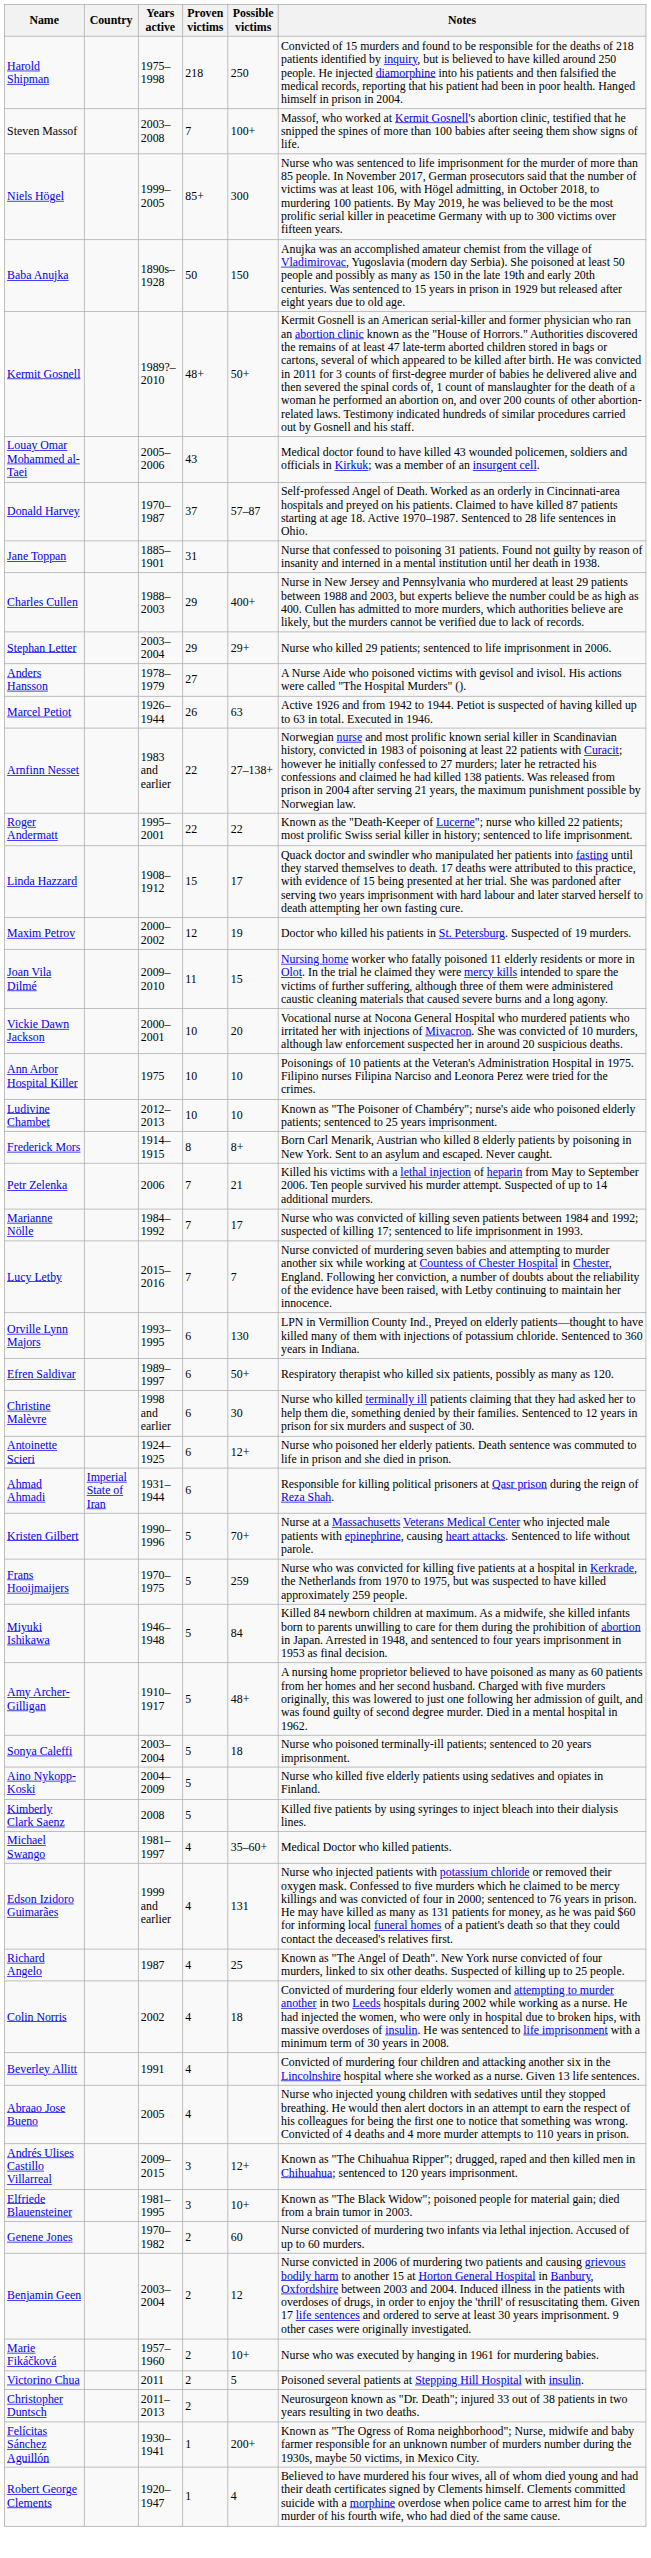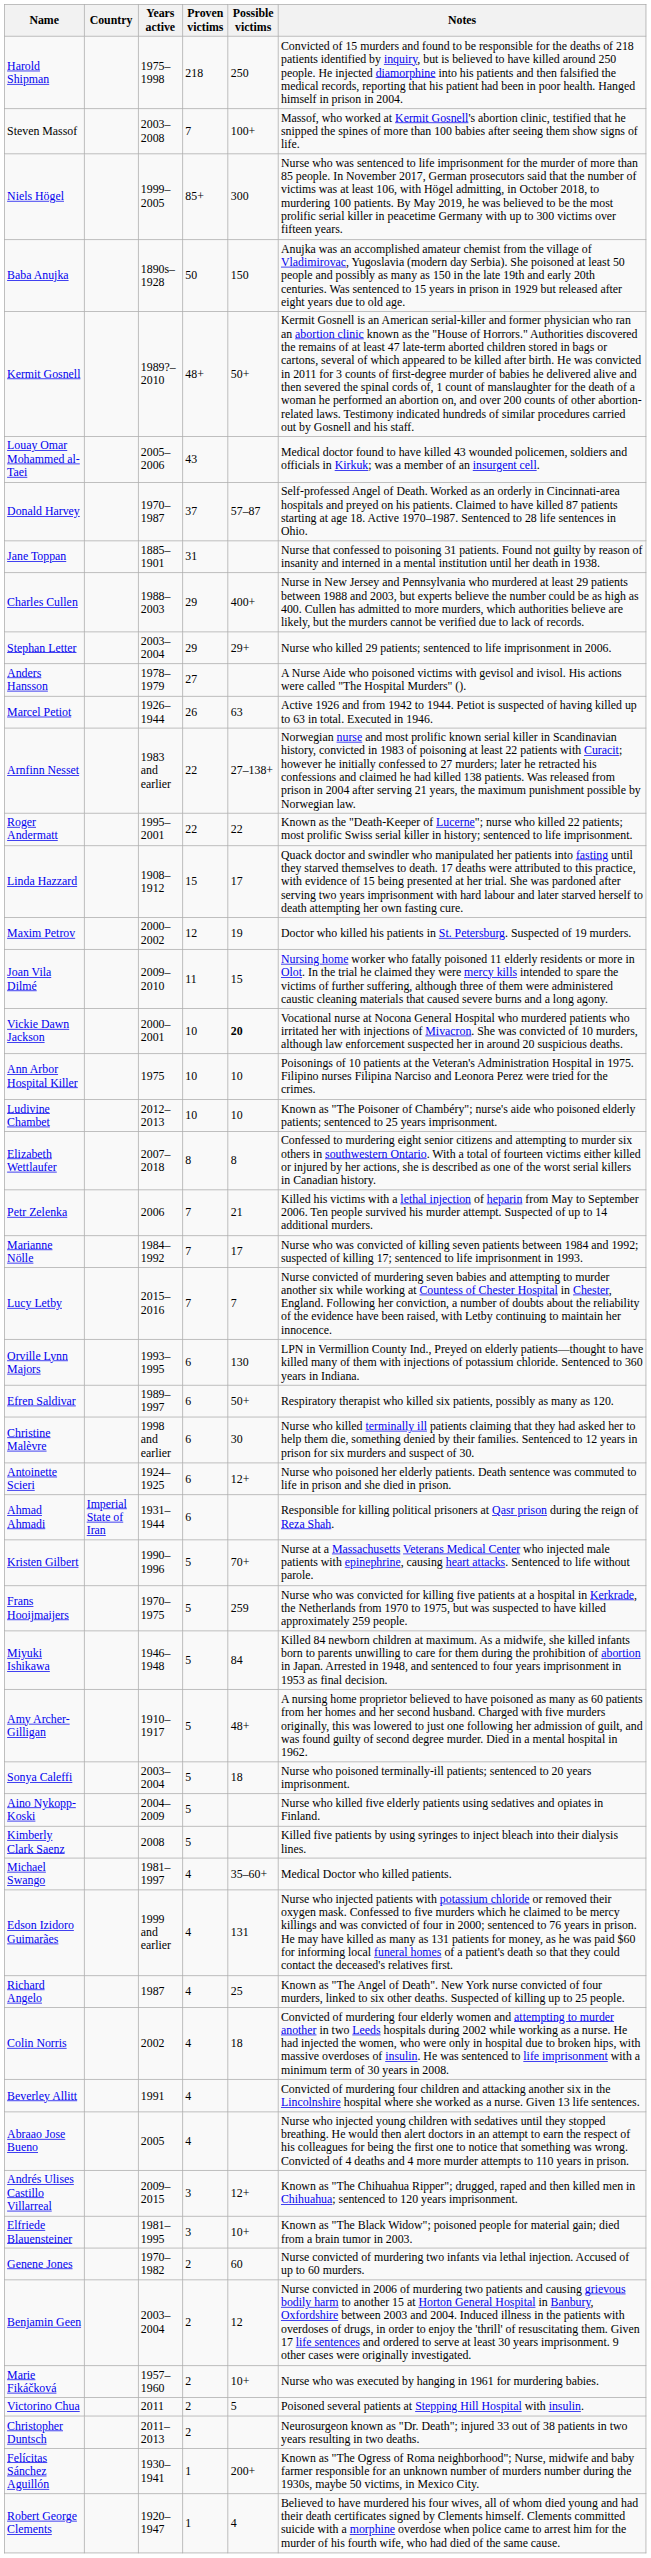(237, 1031) normal -> (237, 1031) bold
- row: (44, 1147)
+ row: (32, 1160)
